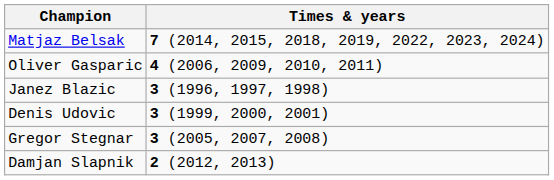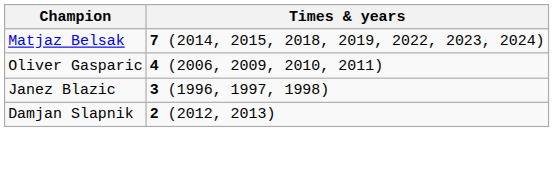- row: (62, 114)
- row: (71, 139)
